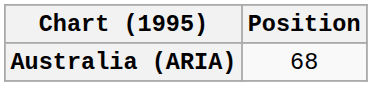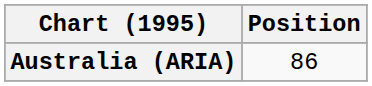(304, 62) 68 -> (304, 62) 86
